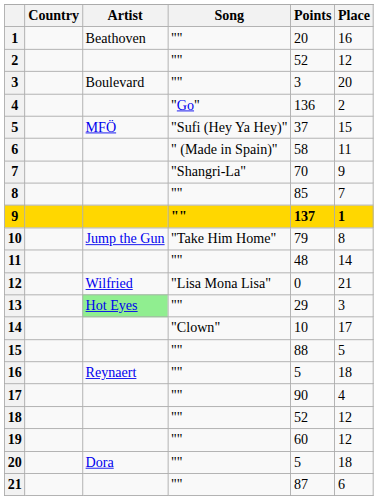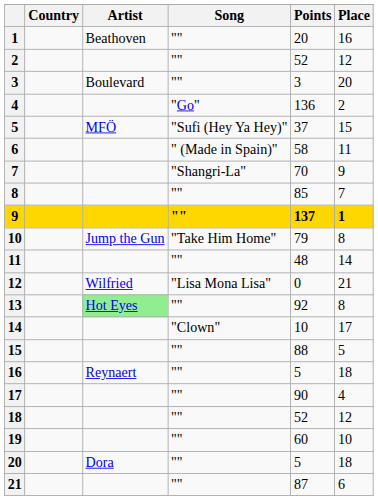(301, 305) 29 -> (301, 305) 92
(341, 305) 3 -> (341, 305) 8
(345, 439) 12 -> (345, 439) 10
